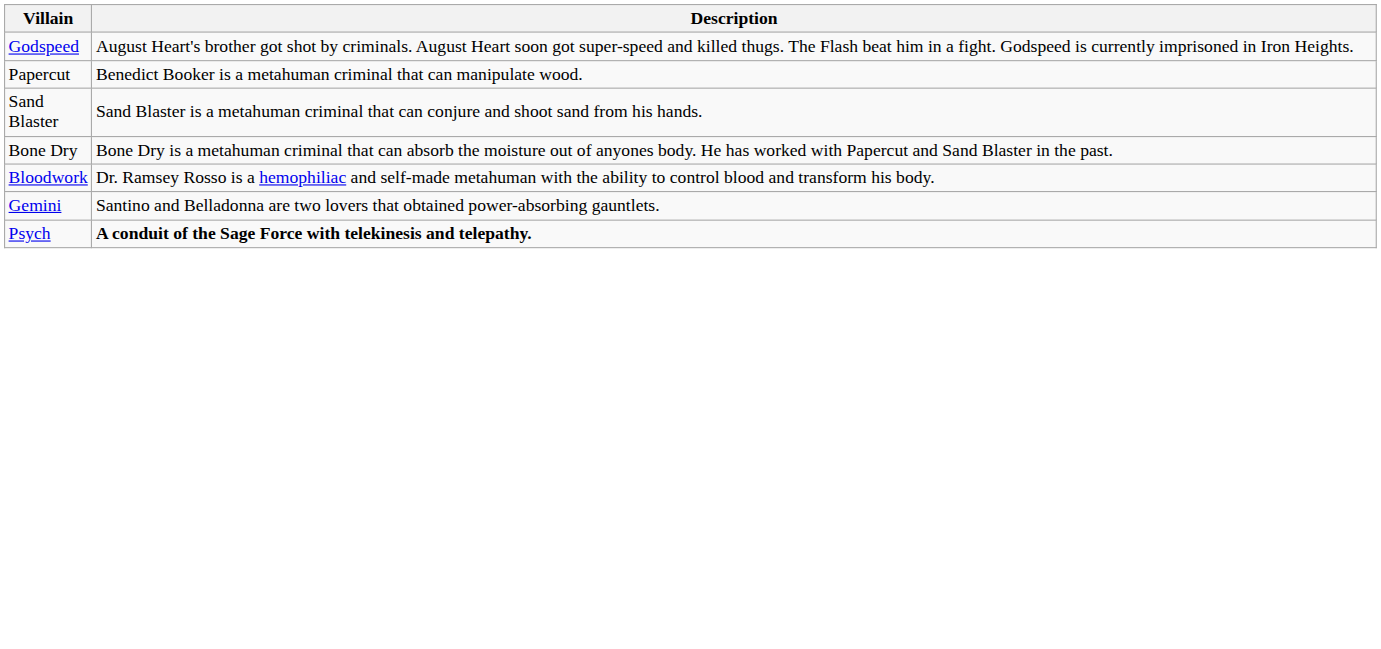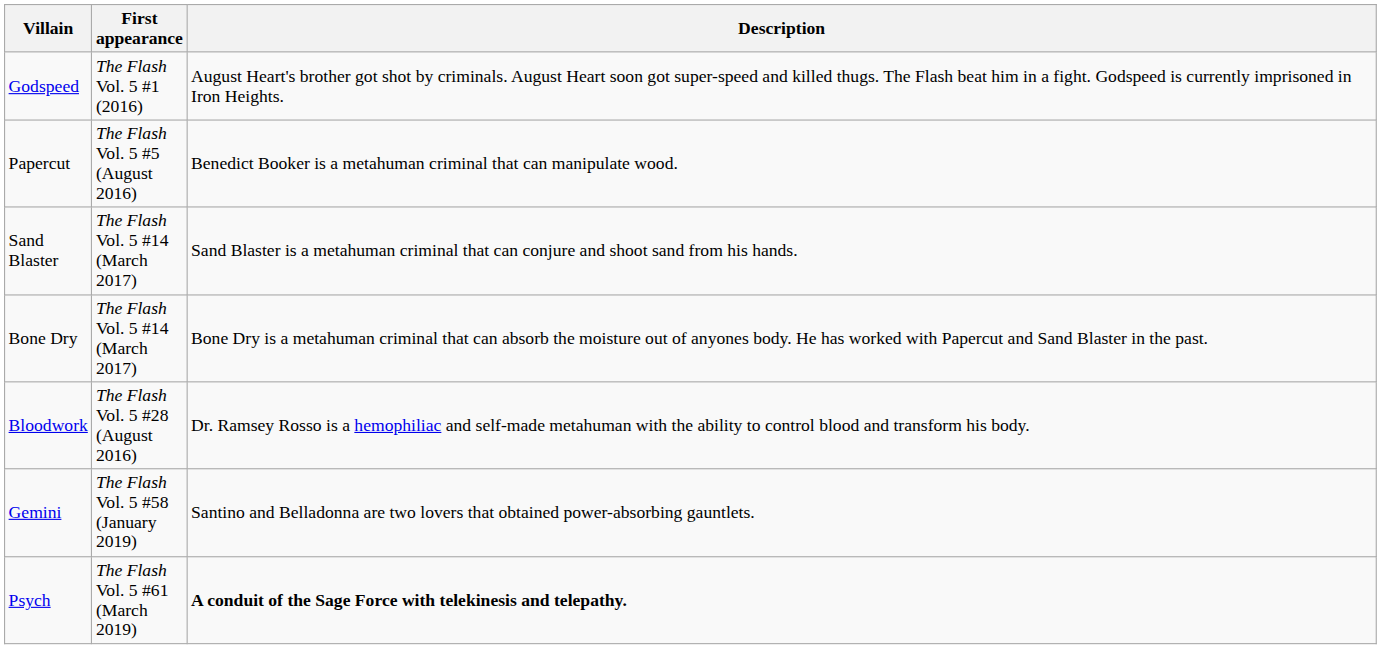+ column: (139, 28)
